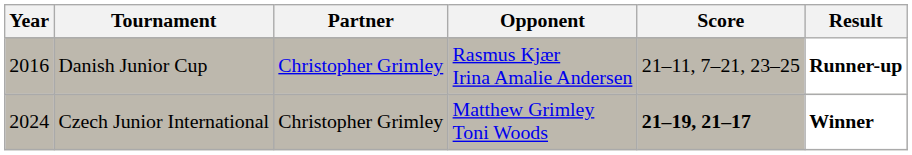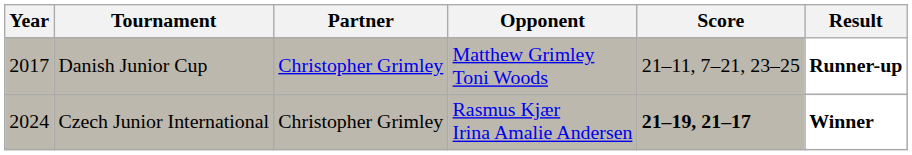(29, 65) 2016 -> (29, 65) 2017
(543, 65) Rasmus Kjær Irina Amalie Andersen -> (523, 65) Matthew Grimley Toni Woods
(523, 122) Matthew Grimley Toni Woods -> (543, 122) Rasmus Kjær Irina Amalie Andersen
